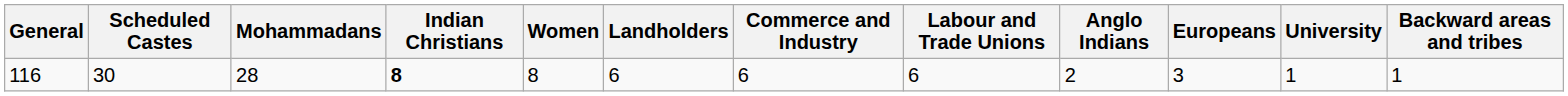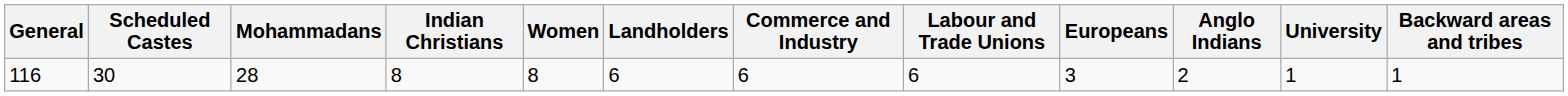columns swapped: (1224, 31) <-> (1114, 31)
(396, 74) bold -> (396, 74) normal
